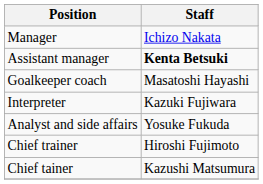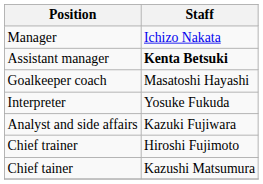(190, 102) Kazuki Fujiwara -> (187, 102) Yosuke Fukuda
(187, 124) Yosuke Fukuda -> (190, 124) Kazuki Fujiwara
